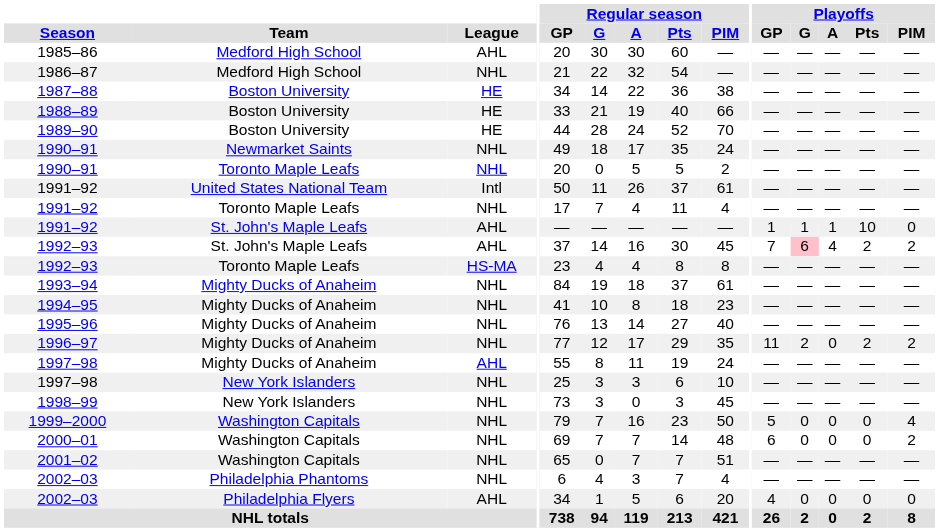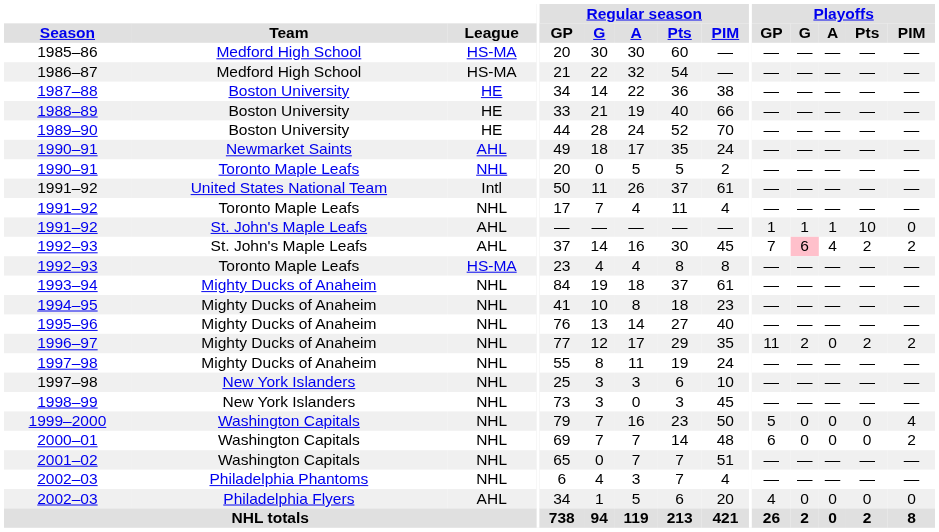(492, 52) AHL -> (492, 52) HS-MA
(492, 71) NHL -> (492, 71) HS-MA
(492, 149) NHL -> (492, 149) AHL
(492, 362) AHL -> (492, 362) NHL
